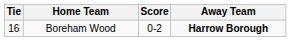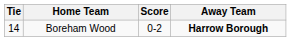(14, 28) 16 -> (14, 28) 14
